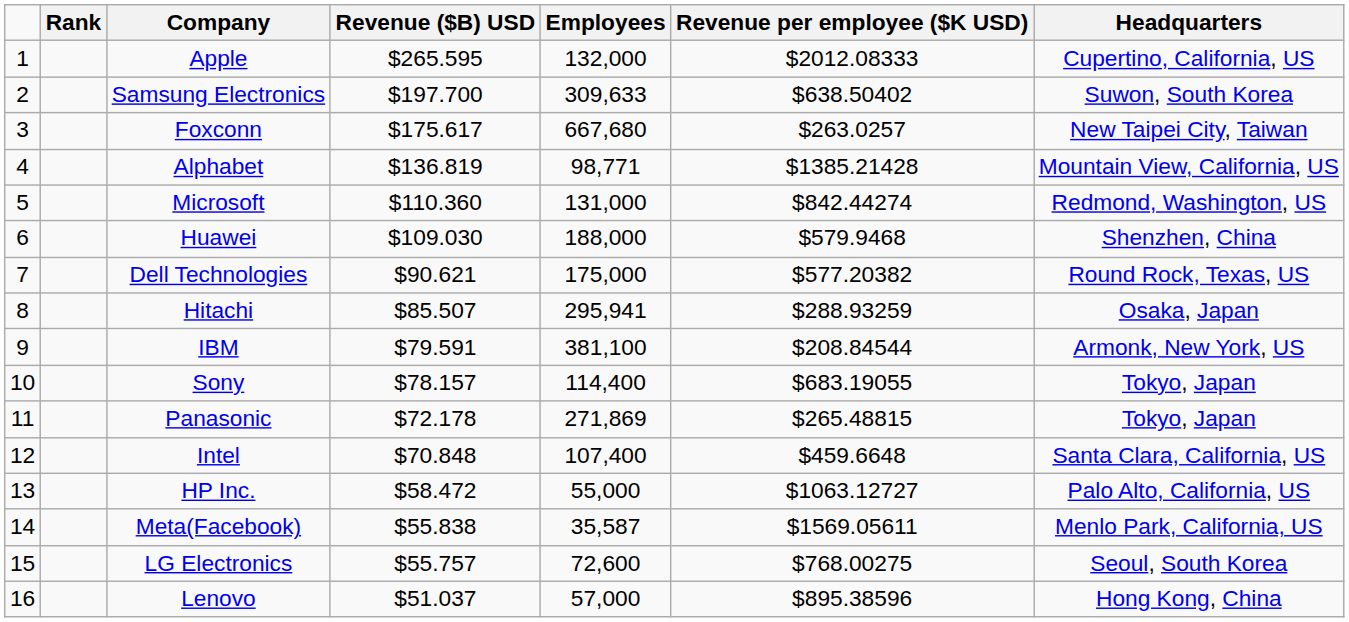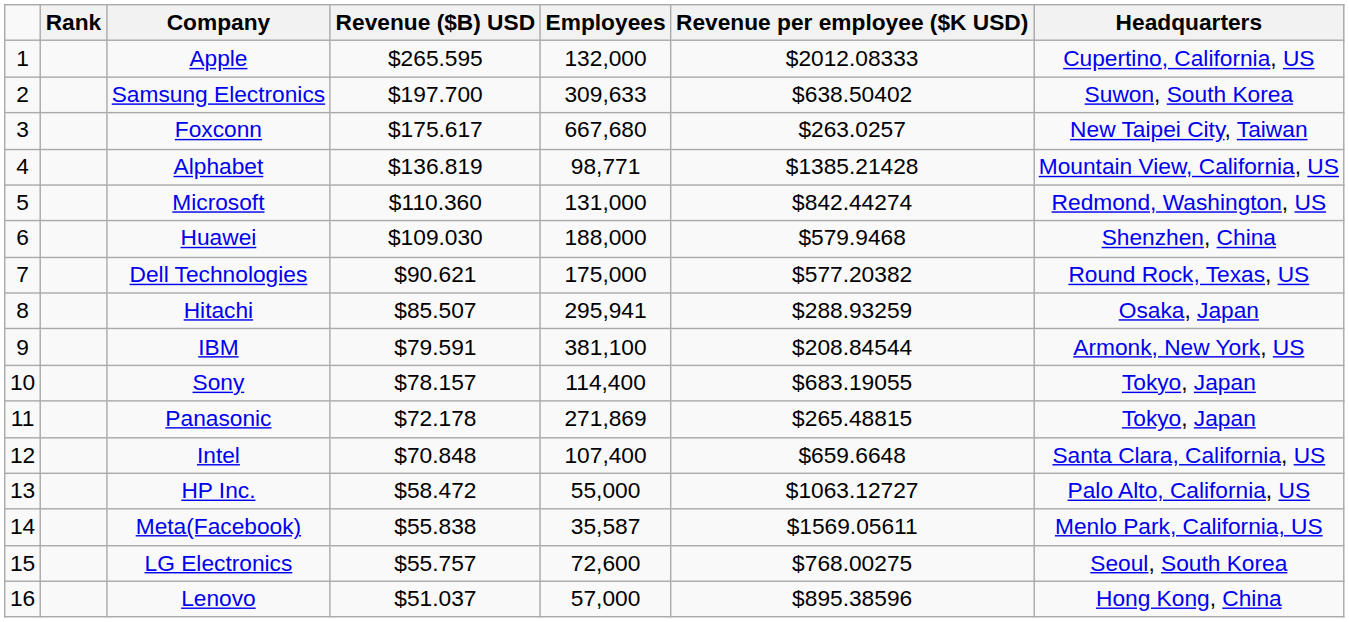(852, 454) $459.6648 -> (852, 454) $659.6648
